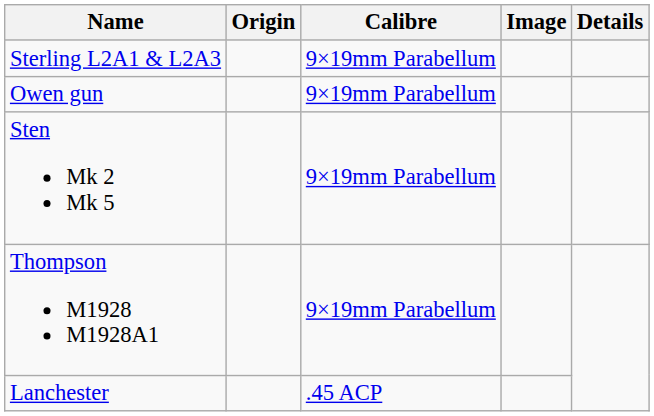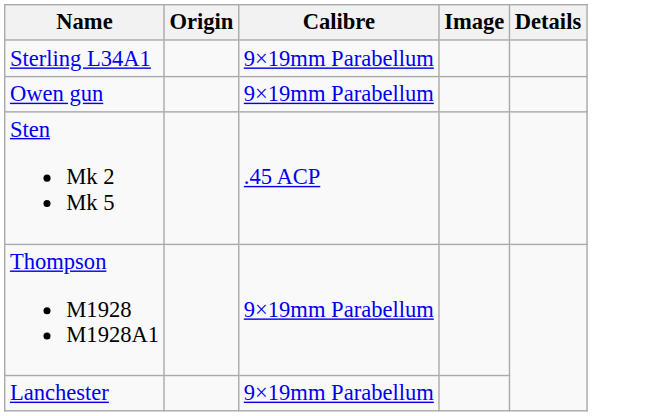- row: (115, 58)
+ row: (80, 58)
(401, 177) 9×19mm Parabellum -> (282, 177) .45 ACP
(344, 393) .45 ACP -> (339, 393) 9×19mm Parabellum
